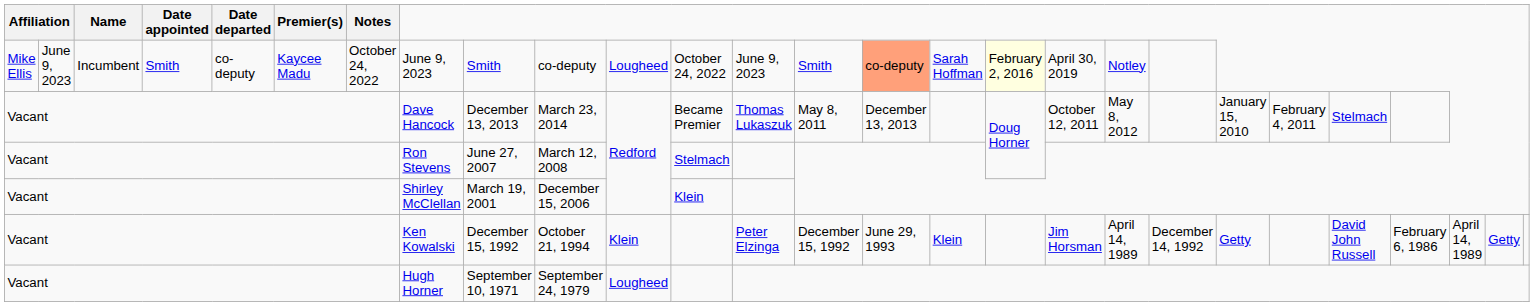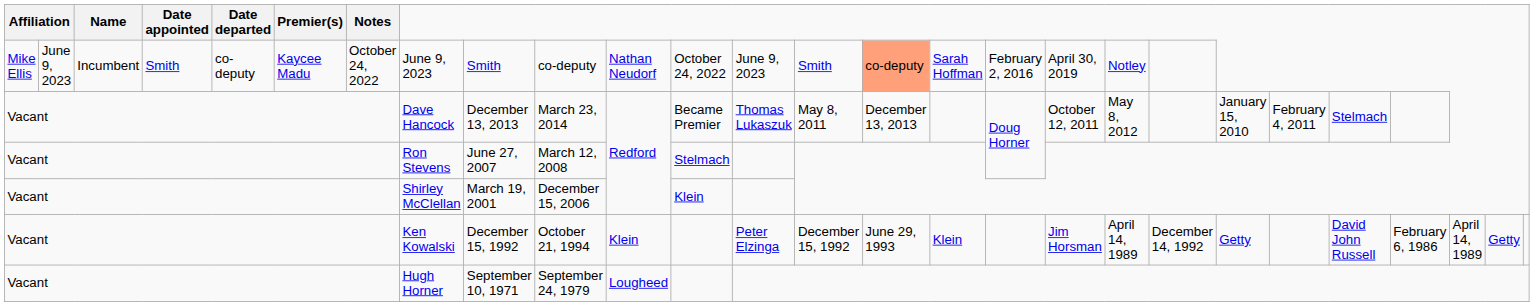(639, 65) Lougheed -> (633, 65) Nathan Neudorf
(1015, 65) lightyellow background -> (1015, 65) no background
